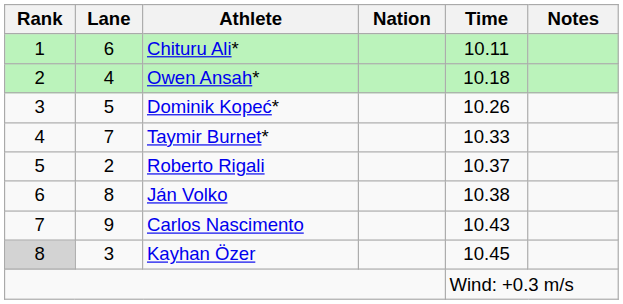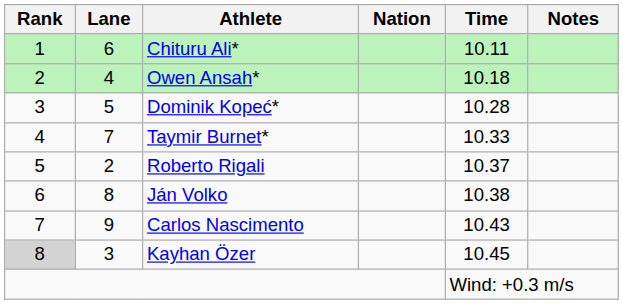(487, 107) 10.26 -> (487, 107) 10.28
